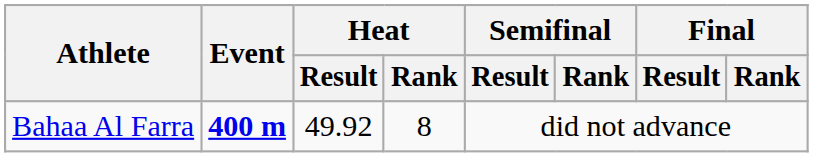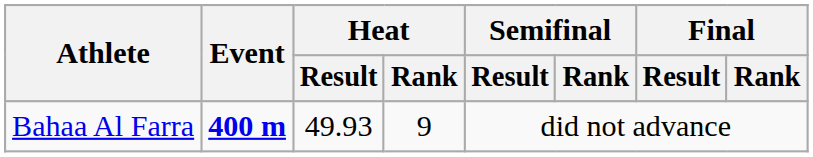(339, 126) 49.92 -> (339, 126) 49.93
(424, 126) 8 -> (424, 126) 9
